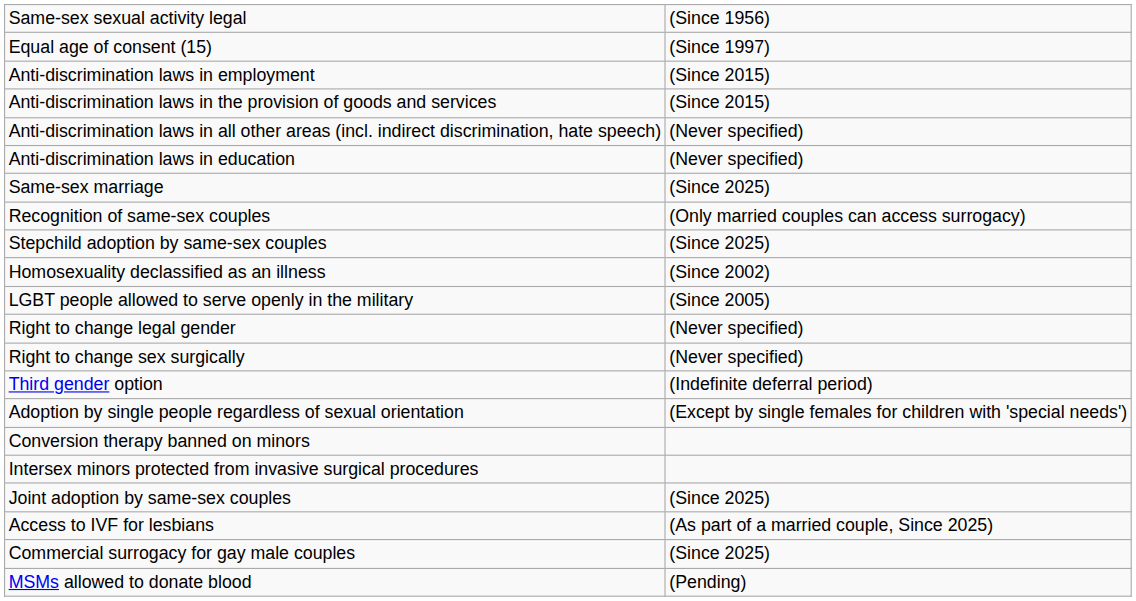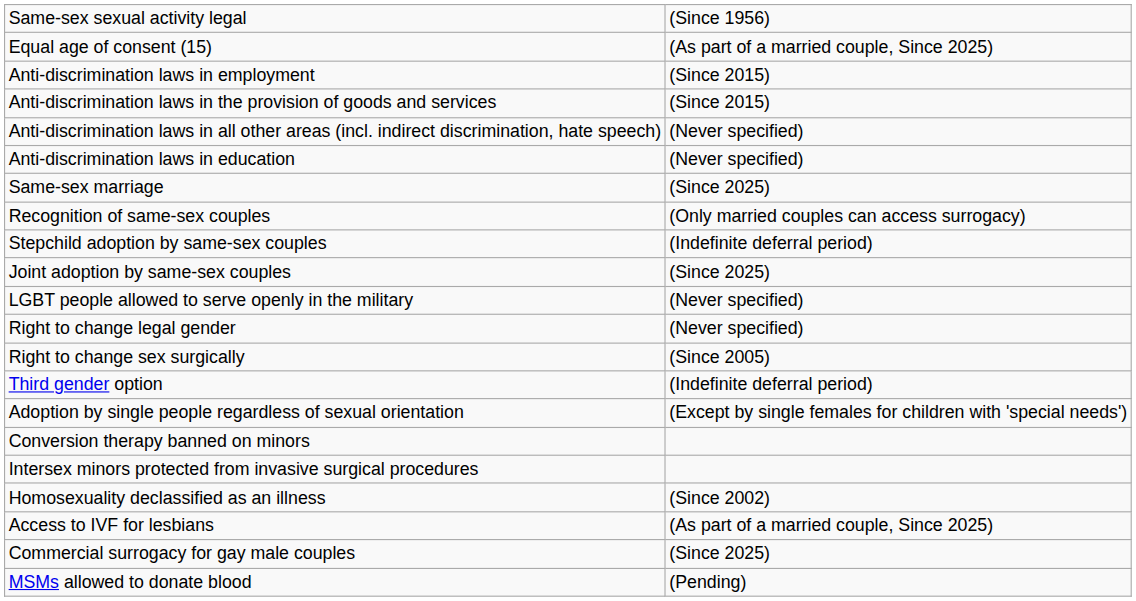(720, 46) (Since 1997) -> (831, 46) (As part of a married couple, Since 2025)
(720, 243) (Since 2025) -> (771, 243) (Indefinite deferral period)
rows swapped: (150, 497) <-> (167, 272)
(720, 300) (Since 2005) -> (736, 300) (Never specified)
(736, 356) (Never specified) -> (720, 356) (Since 2005)
